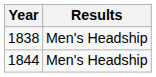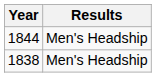rows swapped: (24, 38) <-> (24, 60)
